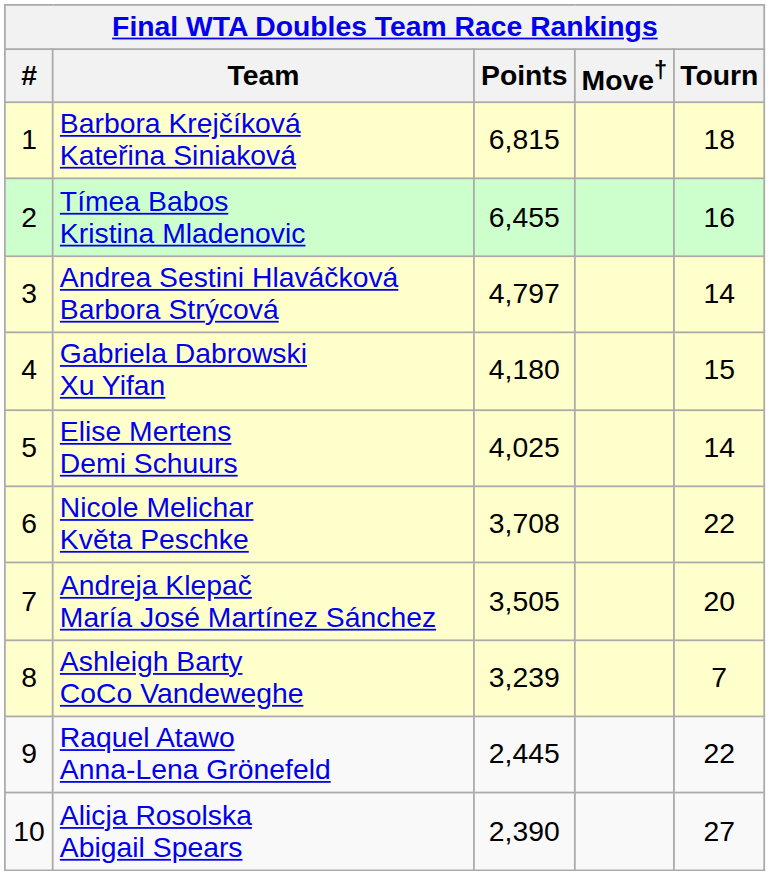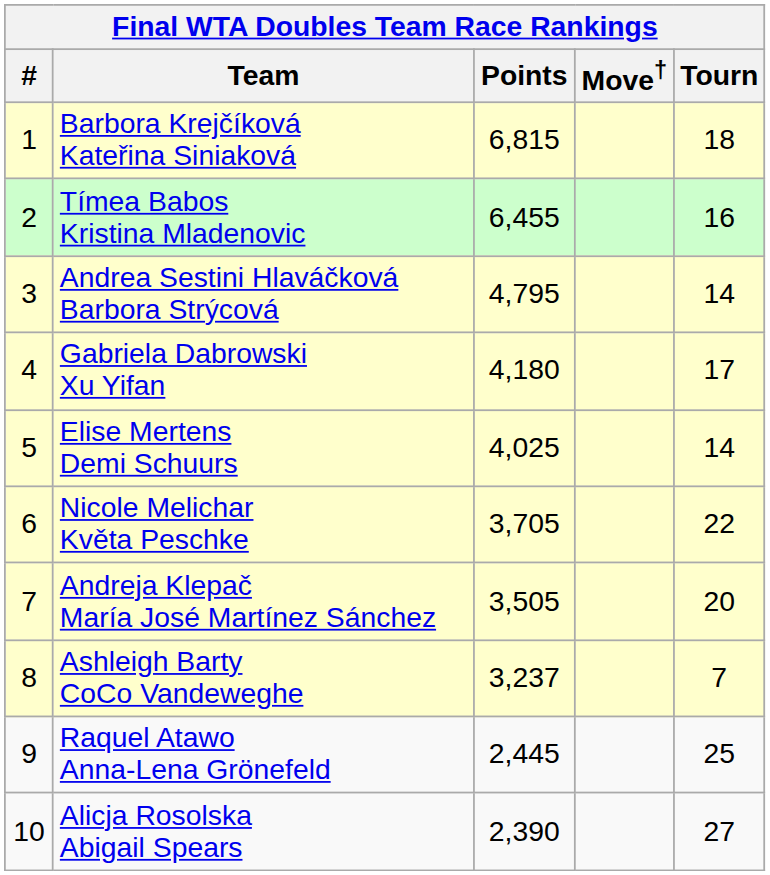(524, 293) 4,797 -> (524, 293) 4,795
(719, 370) 15 -> (719, 370) 17
(524, 524) 3,708 -> (524, 524) 3,705
(524, 677) 3,239 -> (524, 677) 3,237
(719, 754) 22 -> (719, 754) 25
